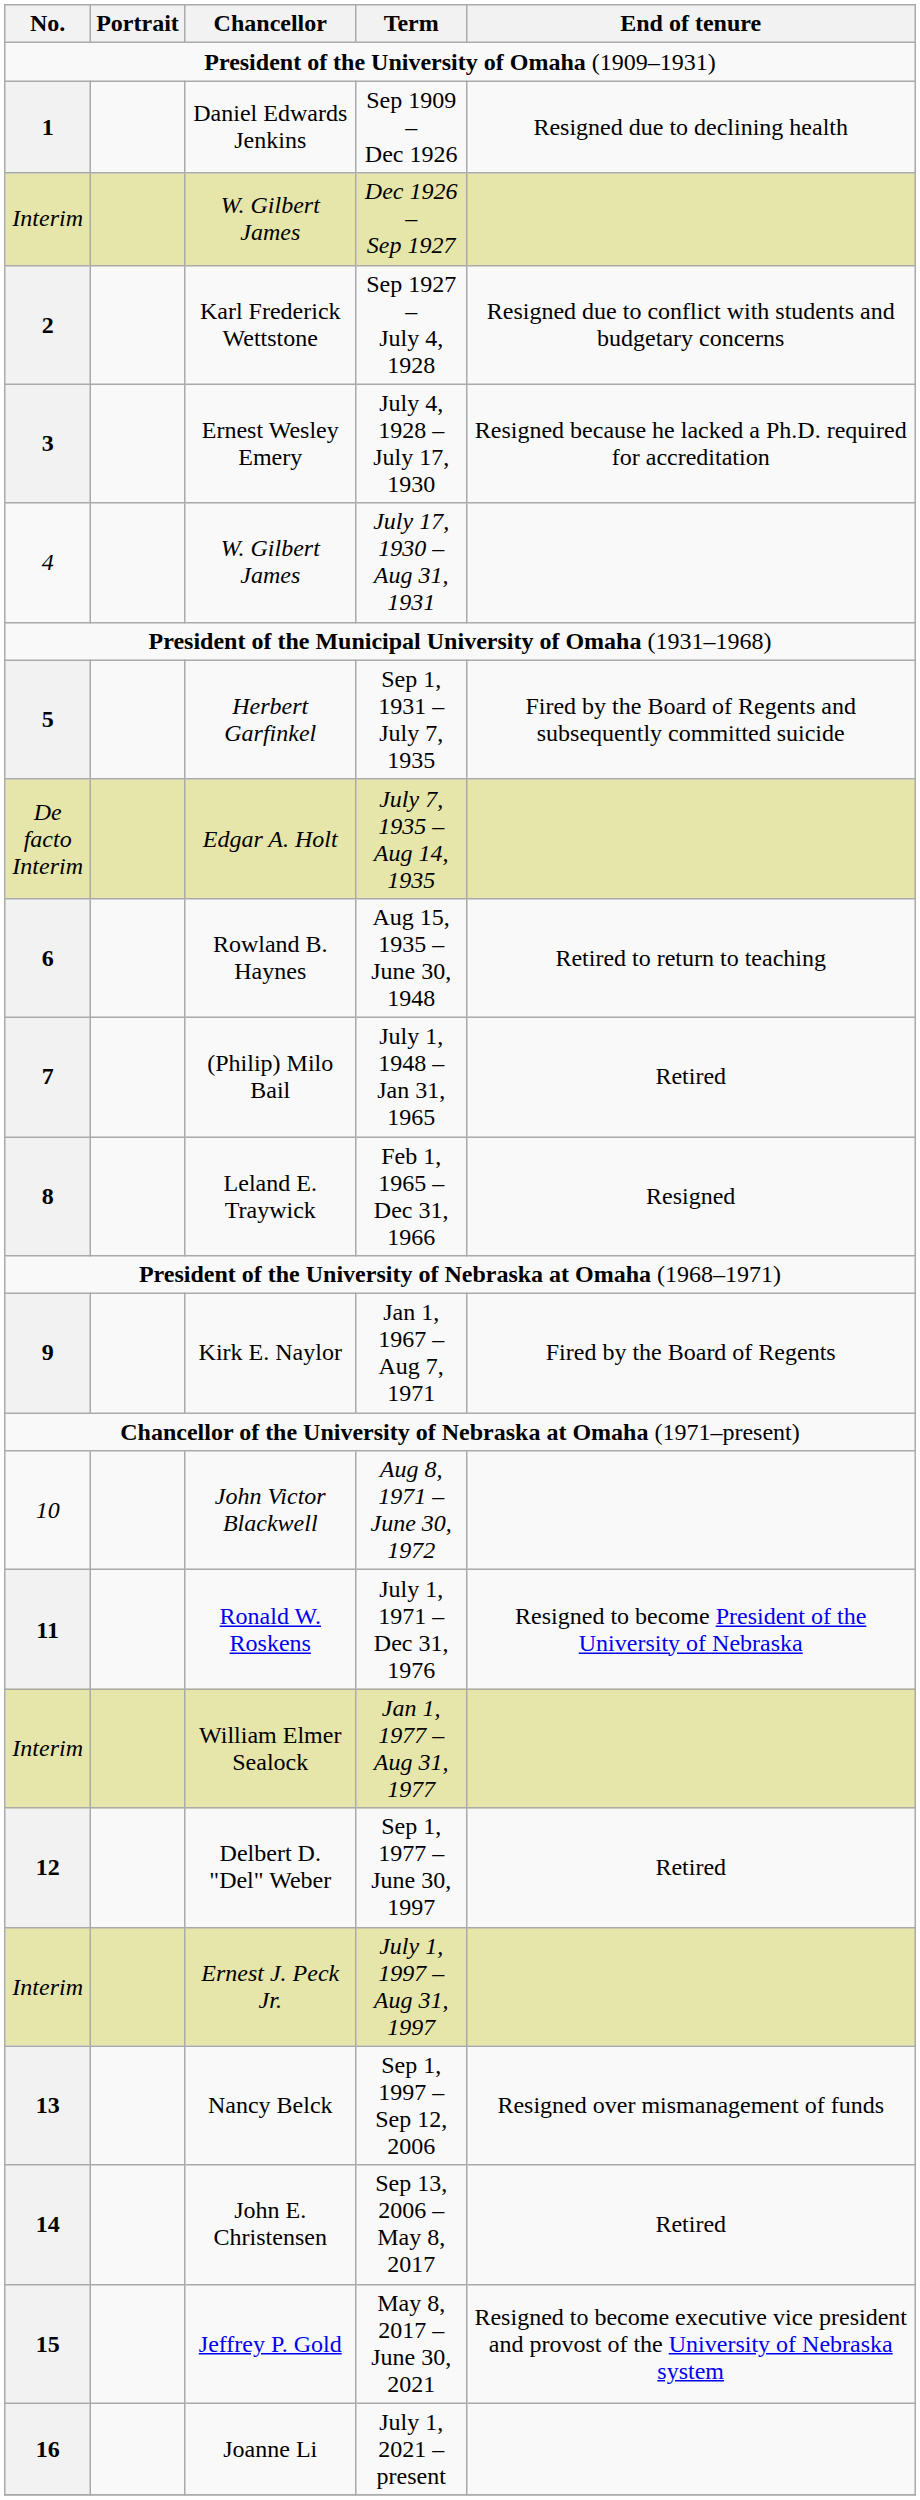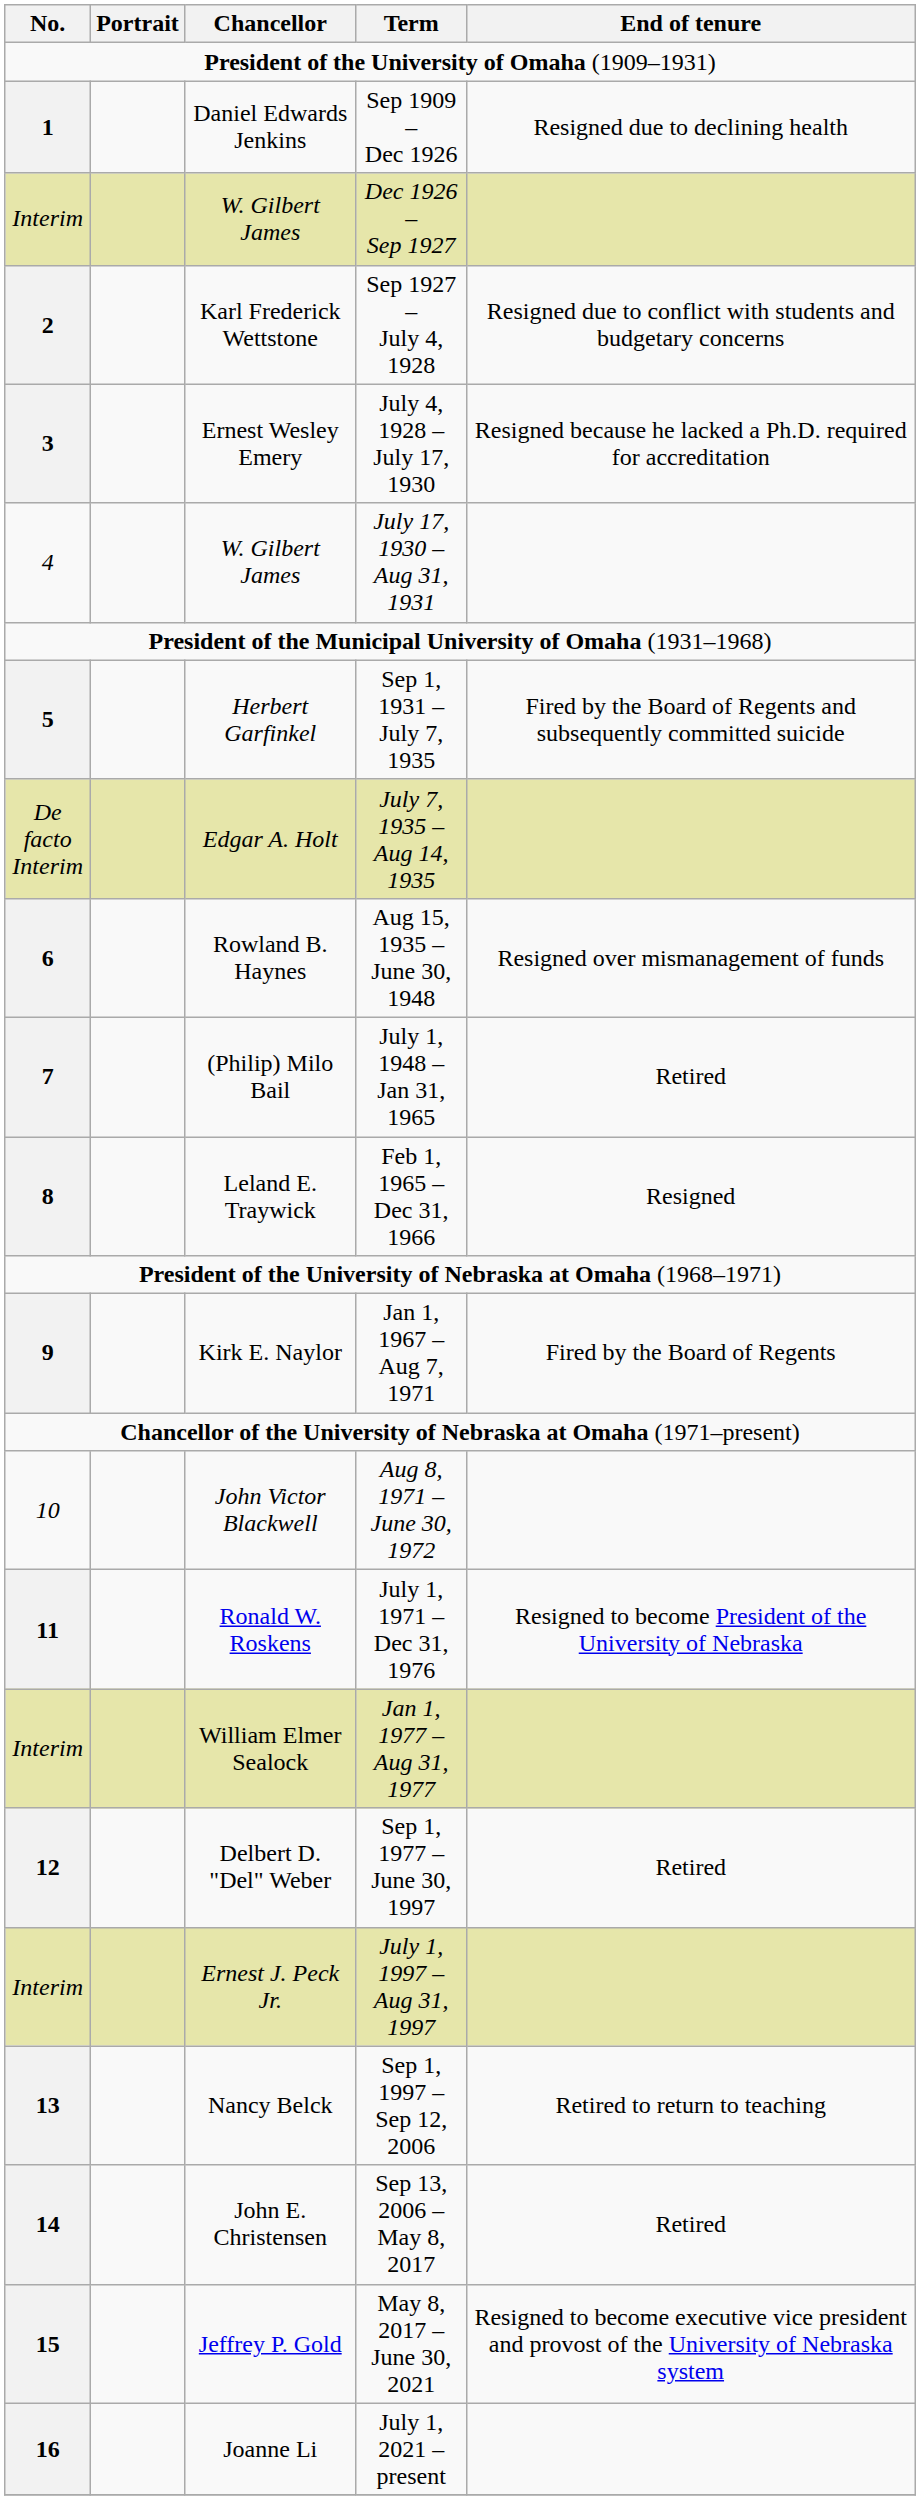(691, 957) Retired to return to teaching -> (691, 957) Resigned over mismanagement of funds
(691, 2105) Resigned over mismanagement of funds -> (691, 2105) Retired to return to teaching
